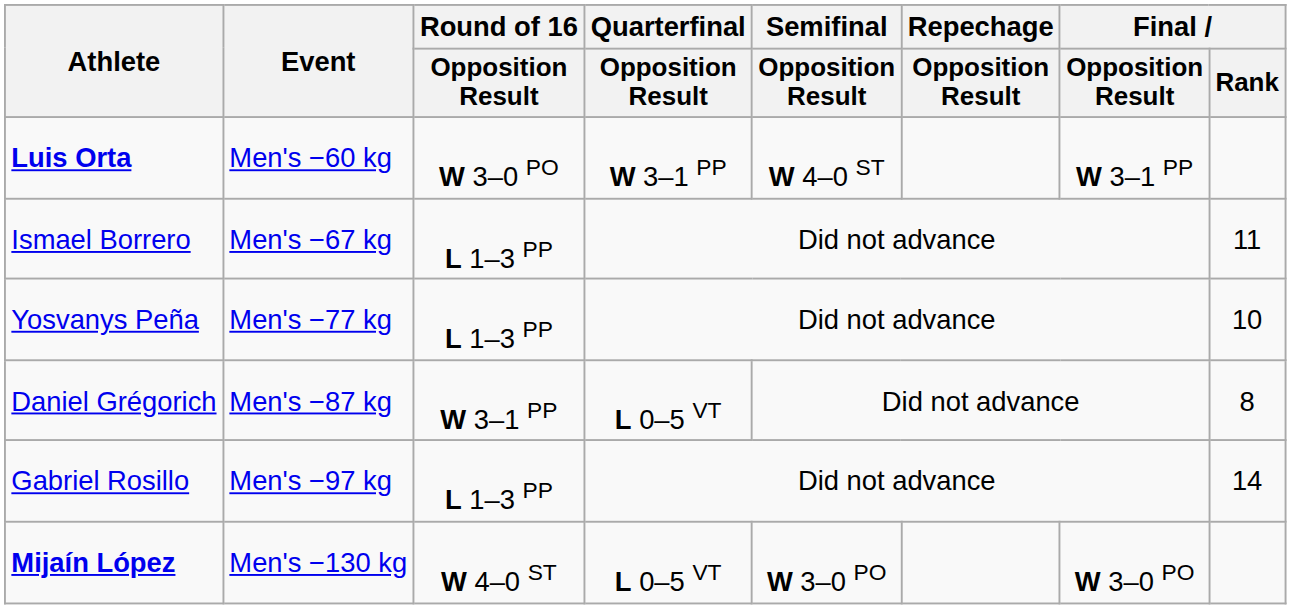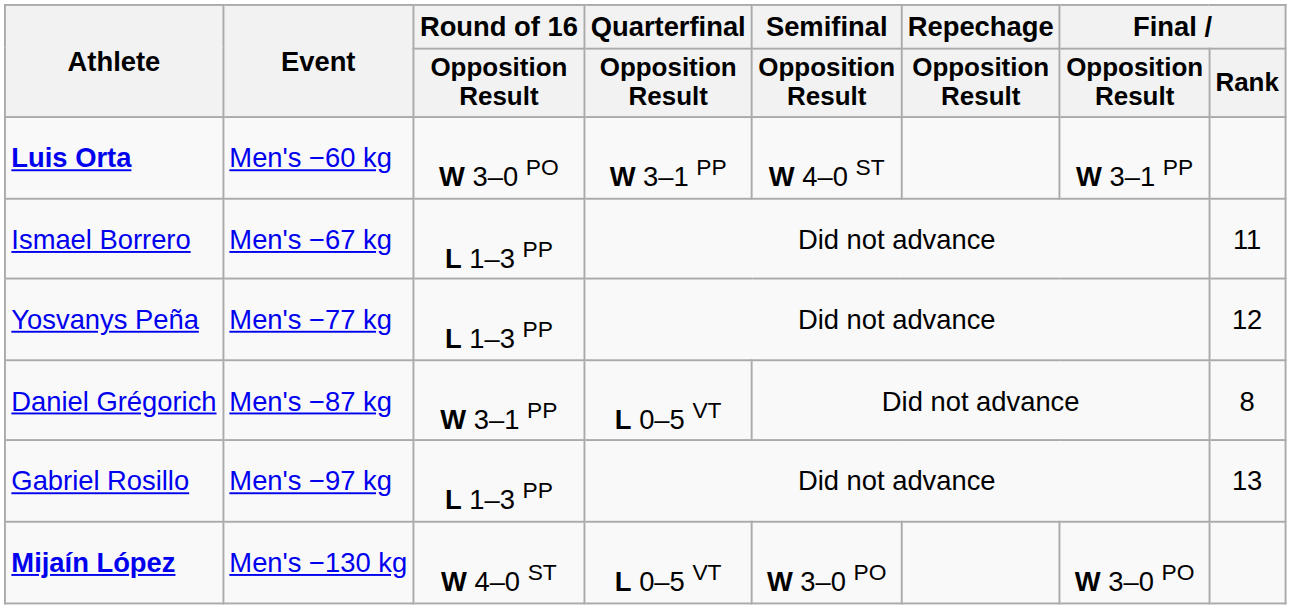(1247, 320) 10 -> (1247, 320) 12
(1247, 482) 14 -> (1247, 482) 13
